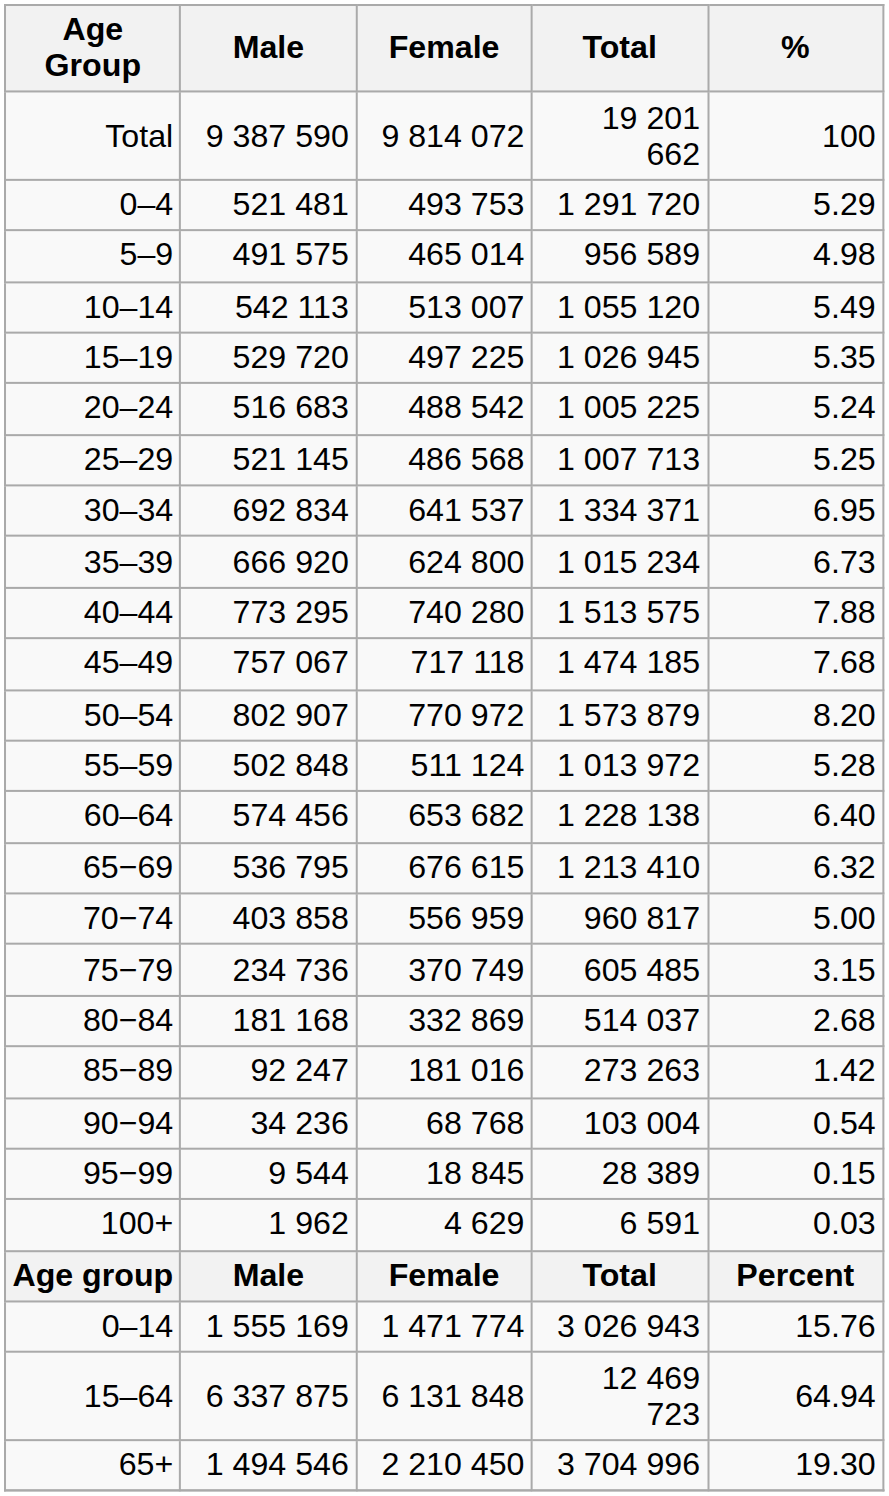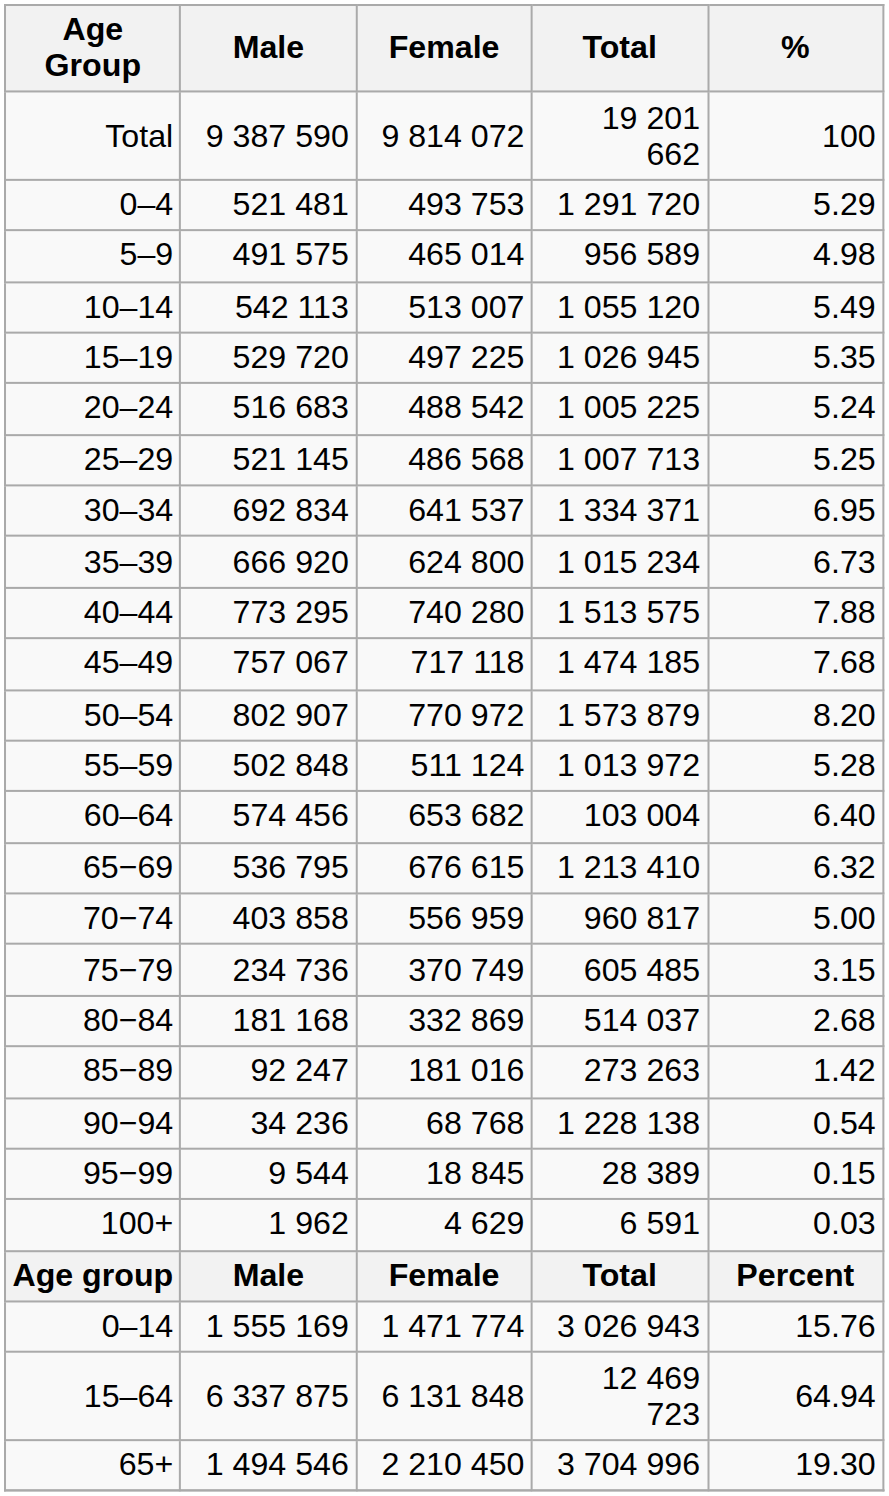(629, 816) 1 228 138 -> (642, 816) 103 004
(642, 1122) 103 004 -> (629, 1122) 1 228 138
